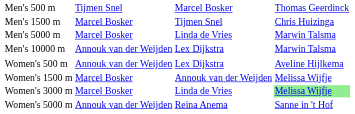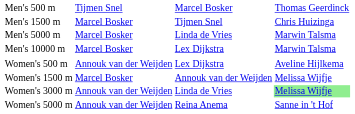(124, 48) Annouk van der Weijden -> (104, 48) Marcel Bosker
(104, 91) Marcel Bosker -> (124, 91) Annouk van der Weijden
